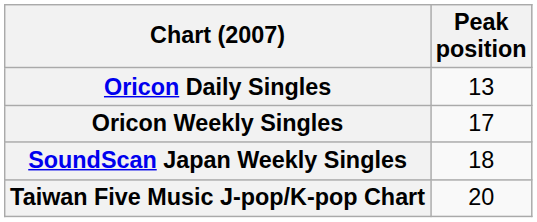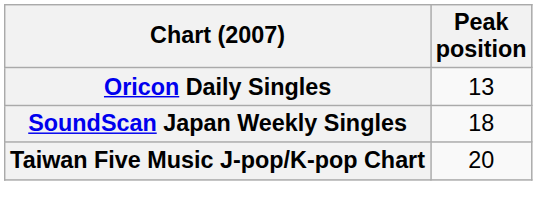- row: (218, 123)
